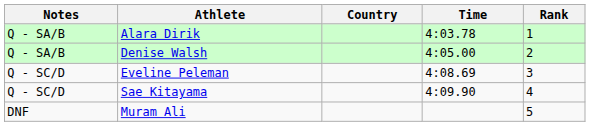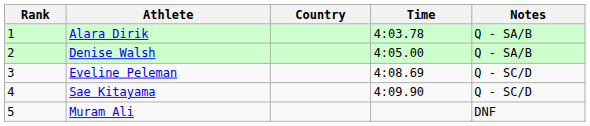columns swapped: (554, 14) <-> (61, 14)
